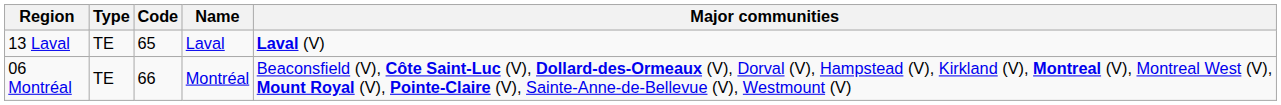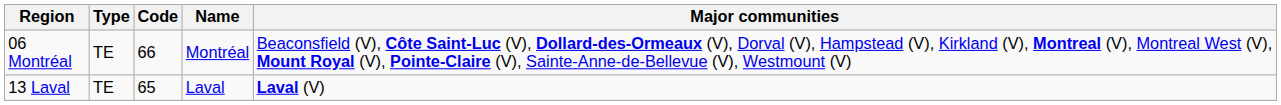rows swapped: (39, 43) <-> (40, 78)
